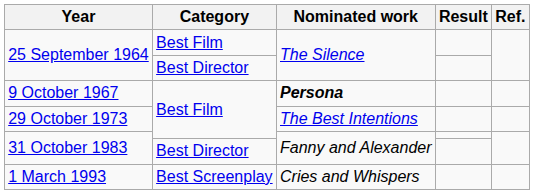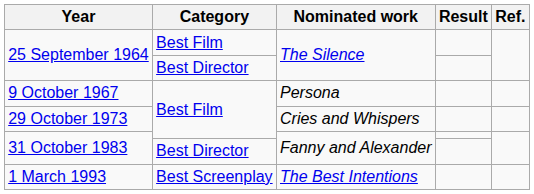(312, 93) bold -> (310, 93) normal
(349, 118) The Best Intentions -> (350, 118) Cries and Whispers
(350, 176) Cries and Whispers -> (349, 176) The Best Intentions
